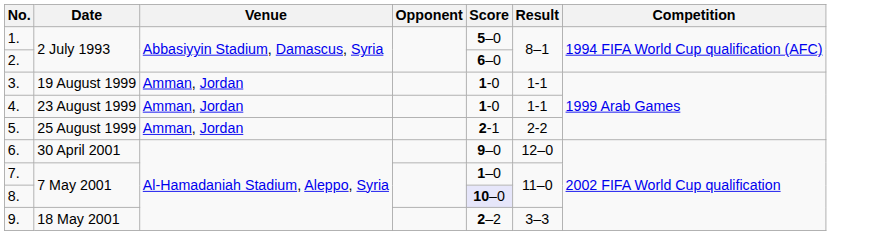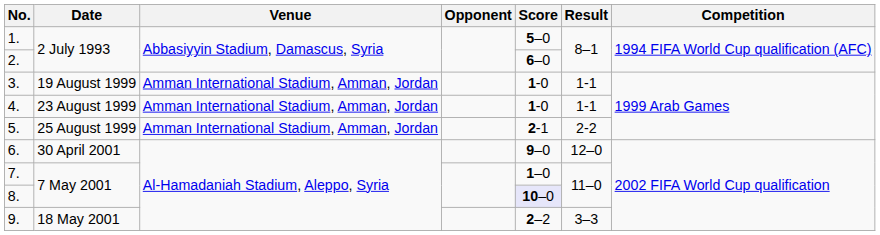(193, 83) Amman, Jordan -> (290, 83) Amman International Stadium, Amman, Jordan
(193, 106) Amman, Jordan -> (290, 106) Amman International Stadium, Amman, Jordan
(193, 128) Amman, Jordan -> (290, 128) Amman International Stadium, Amman, Jordan
